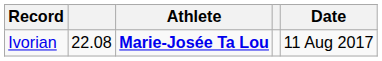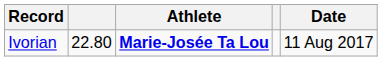(92, 42) 22.08 -> (92, 42) 22.80
